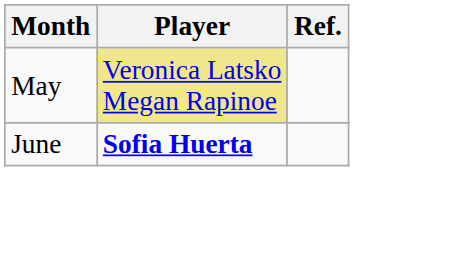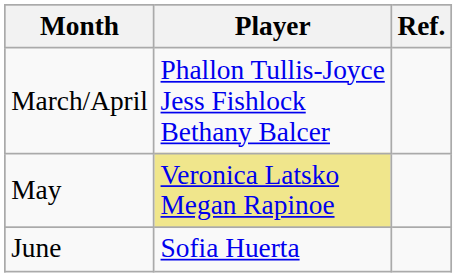+ row: (80, 100)
(178, 143) bold -> (230, 248) normal
